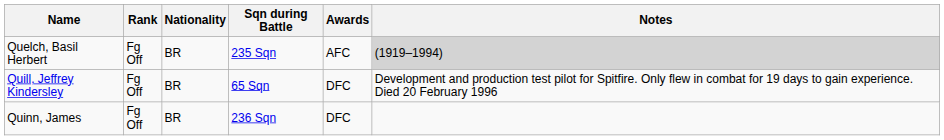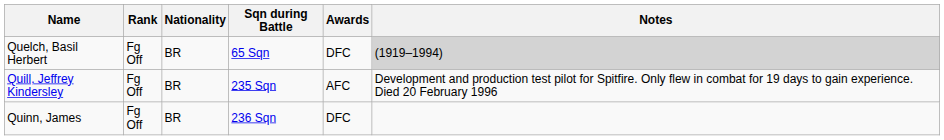(254, 53) 235 Sqn -> (250, 53) 65 Sqn
(338, 53) AFC -> (338, 53) DFC
(250, 85) 65 Sqn -> (254, 85) 235 Sqn
(338, 85) DFC -> (338, 85) AFC
